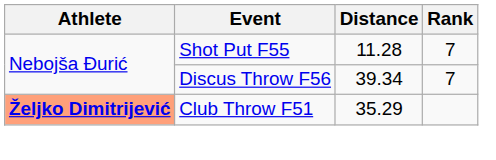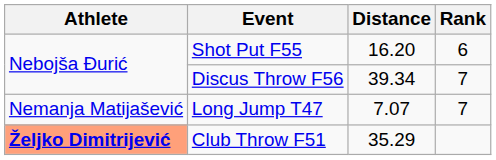(379, 49) 11.28 -> (392, 49) 16.20
(450, 49) 7 -> (463, 49) 6
+ row: (257, 109)
